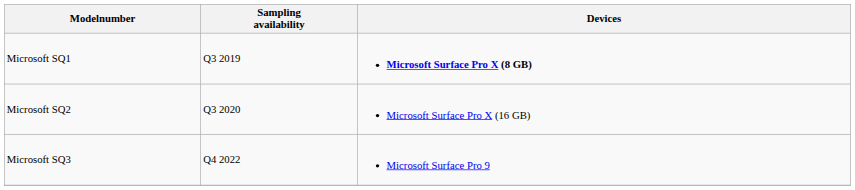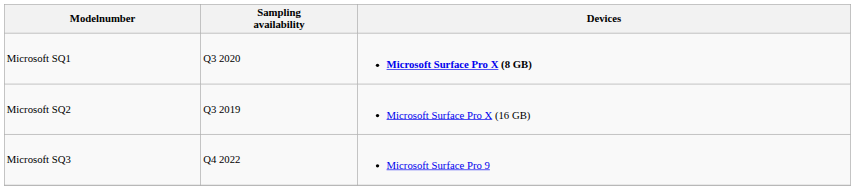(222, 58) Q3 2019 -> (222, 58) Q3 2020
(222, 109) Q3 2020 -> (222, 109) Q3 2019
